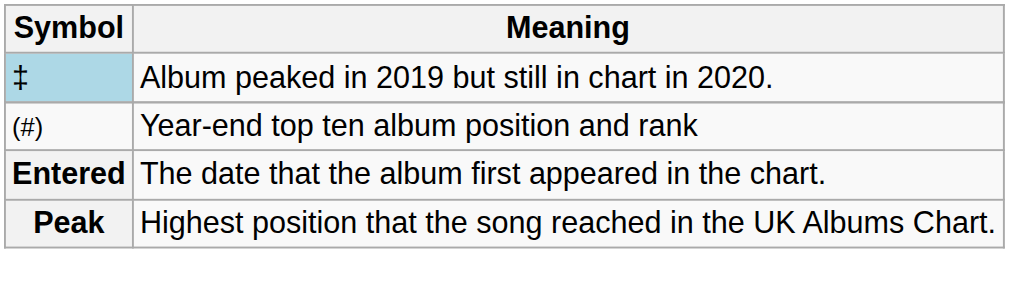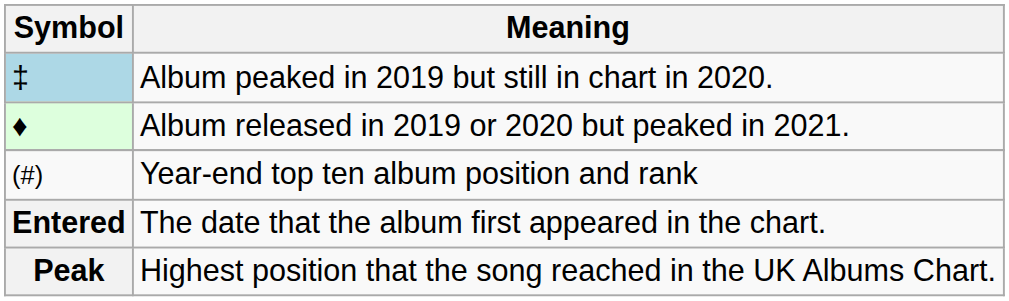+ row: (495, 125)
